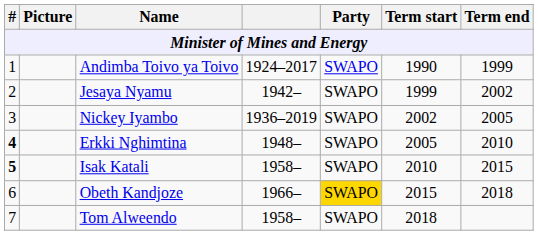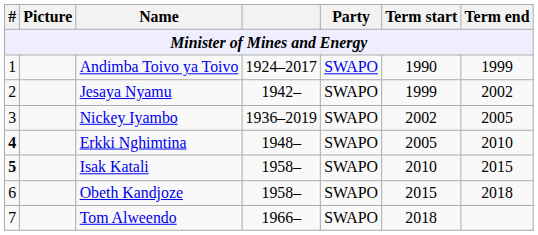(281, 192) 1966– -> (281, 192) 1958–
(351, 192) gold background -> (351, 192) no background
(281, 218) 1958– -> (281, 218) 1966–
